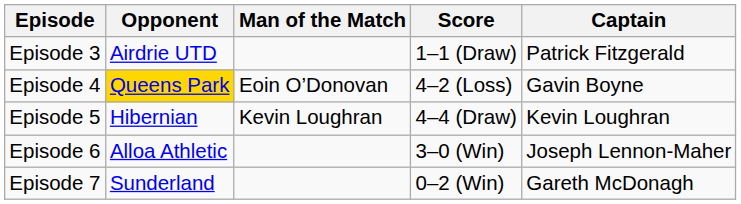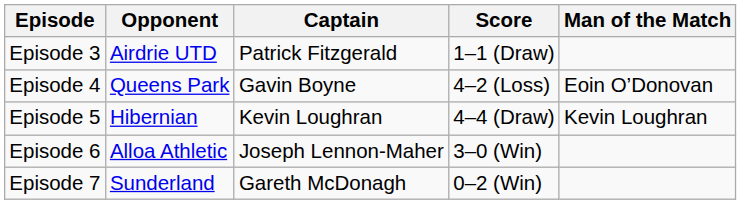columns swapped: (629, 20) <-> (323, 20)
(170, 85) gold background -> (170, 85) no background
